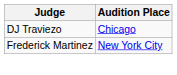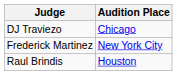+ row: (35, 62)
